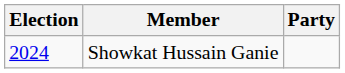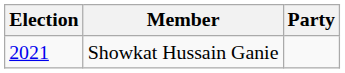(29, 51) 2024 -> (29, 51) 2021
